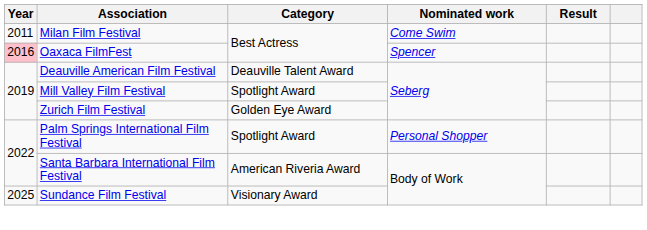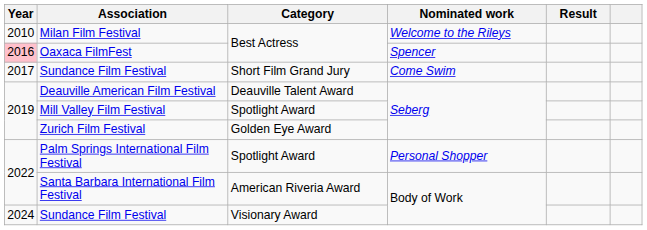(20, 33) 2011 -> (21, 33) 2010
(423, 33) Come Swim -> (450, 33) Welcome to the Rileys
+ row: (103, 71)
(21, 195) 2025 -> (21, 215) 2024
